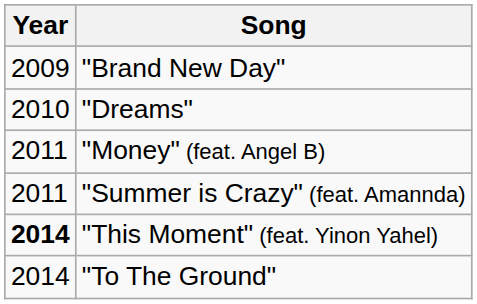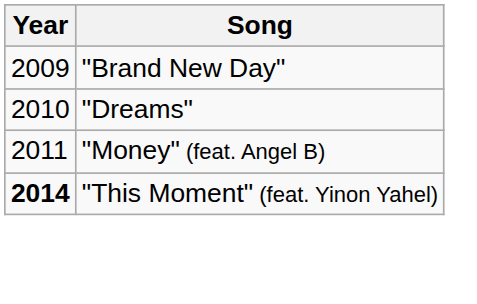- row: (274, 192)
- row: (179, 276)
